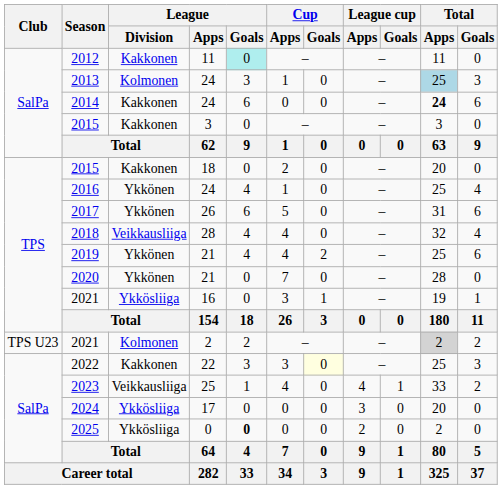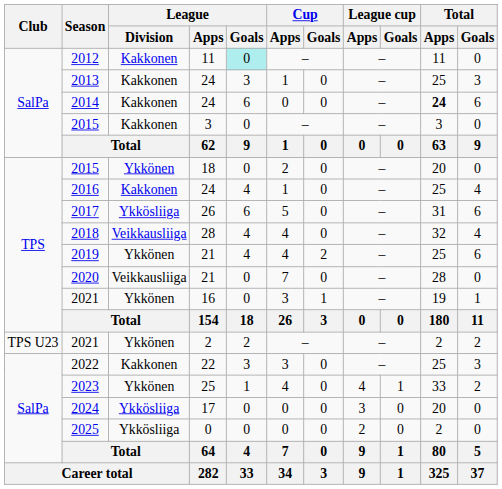(149, 80) Kolmonen -> (149, 80) Kakkonen
(439, 80) lightblue background -> (439, 80) no background
(149, 168) Kakkonen -> (149, 168) Ykkönen
(149, 189) Ykkönen -> (149, 189) Kakkonen
(149, 211) Ykkönen -> (149, 211) Ykkösliiga
(149, 277) Ykkönen -> (149, 277) Veikkausliiga
(149, 299) Ykkösliiga -> (149, 299) Ykkönen
(149, 342) Kolmonen -> (149, 342) Ykkönen
(439, 342) lightgrey background -> (439, 342) no background
(324, 364) lightyellow background -> (324, 364) no background
(149, 386) Veikkausliiga -> (149, 386) Ykkönen
(247, 430) bold -> (247, 430) normal
